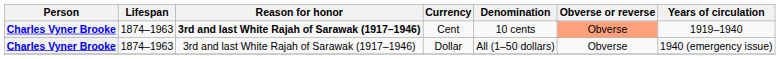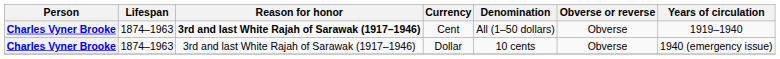(515, 29) 10 cents -> (515, 29) All (1–50 dollars)
(607, 29) lightsalmon background -> (607, 29) no background
(515, 46) All (1–50 dollars) -> (515, 46) 10 cents
